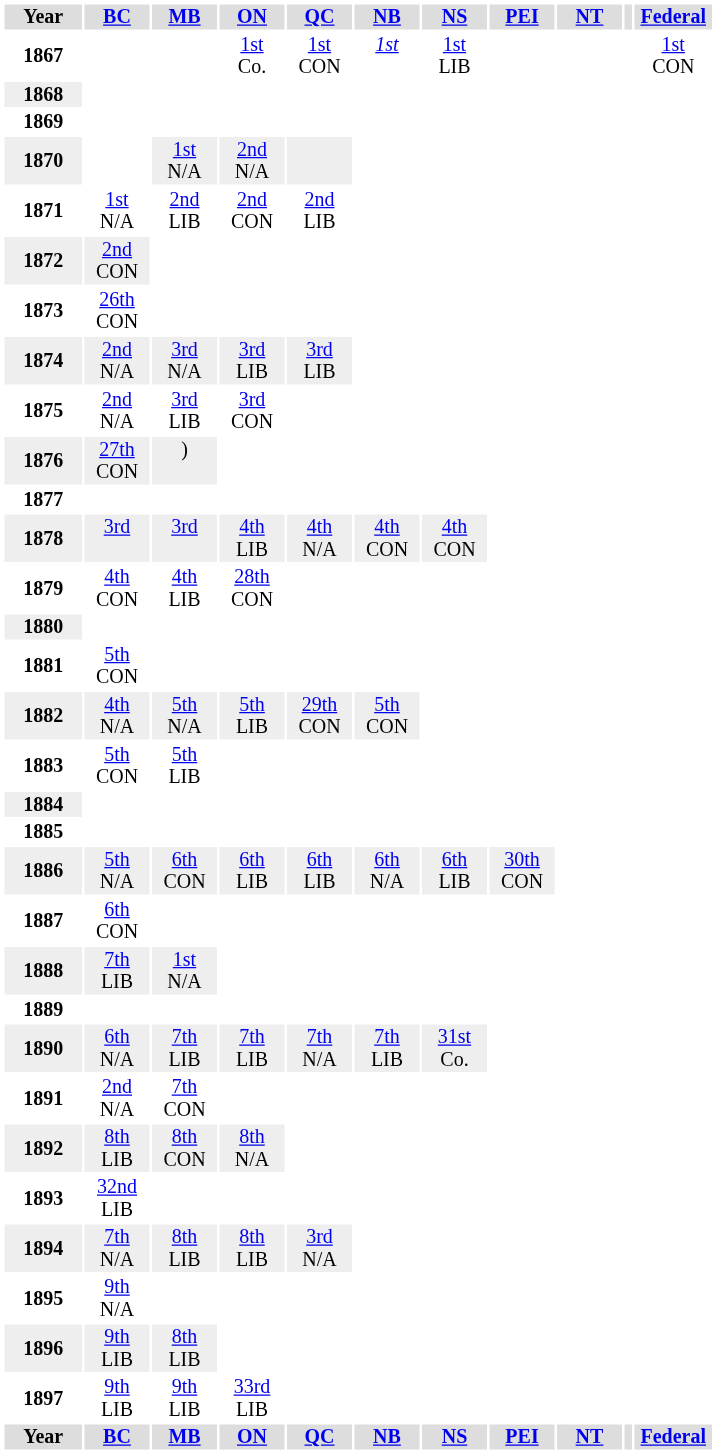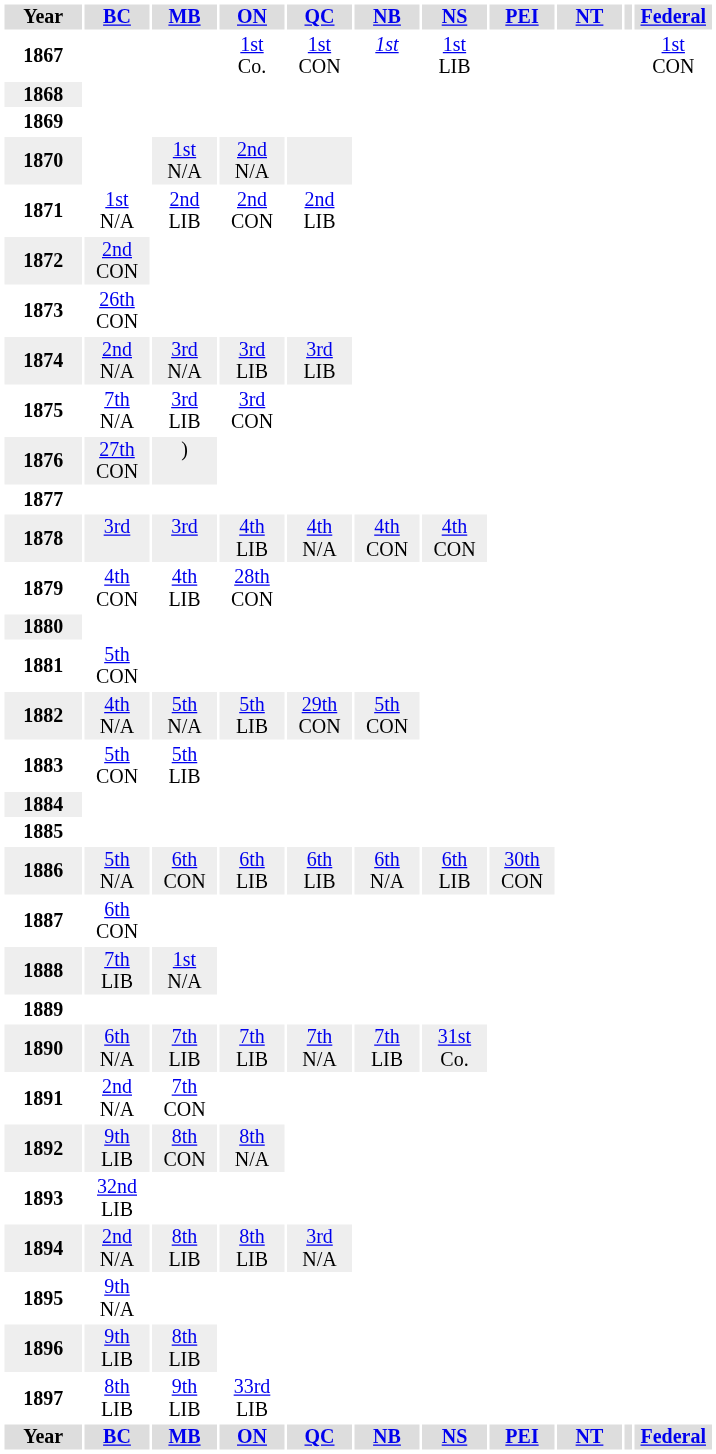(117, 410) 2nd N/A -> (117, 410) 7th N/A
(117, 1148) 8th LIB -> (117, 1148) 9th LIB
(117, 1248) 7th N/A -> (117, 1248) 2nd N/A
(117, 1398) 9th LIB -> (117, 1398) 8th LIB
